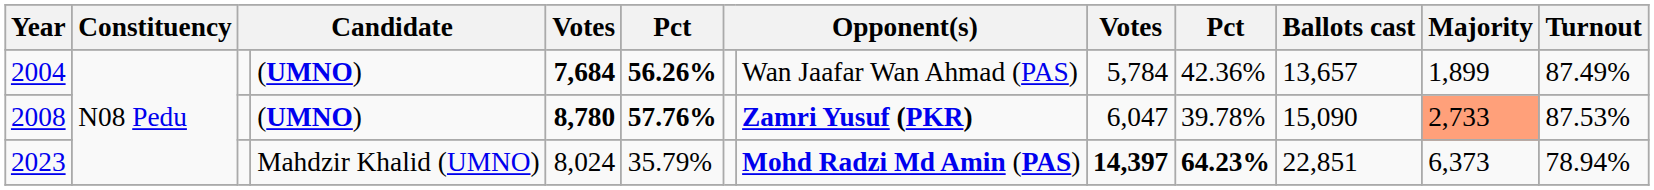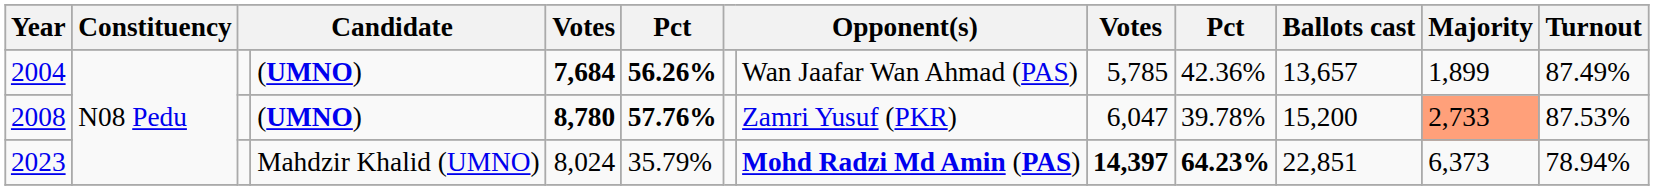(1138, 72) 5,784 -> (1138, 72) 5,785
(857, 117) bold -> (849, 117) normal
(1320, 117) 15,090 -> (1320, 117) 15,200
